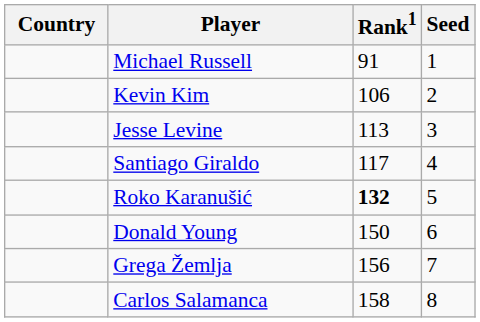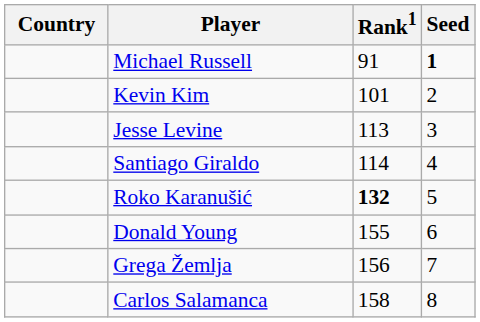(432, 61) normal -> (432, 61) bold
(374, 95) 106 -> (374, 95) 101
(373, 163) 117 -> (373, 163) 114
(374, 231) 150 -> (374, 231) 155
